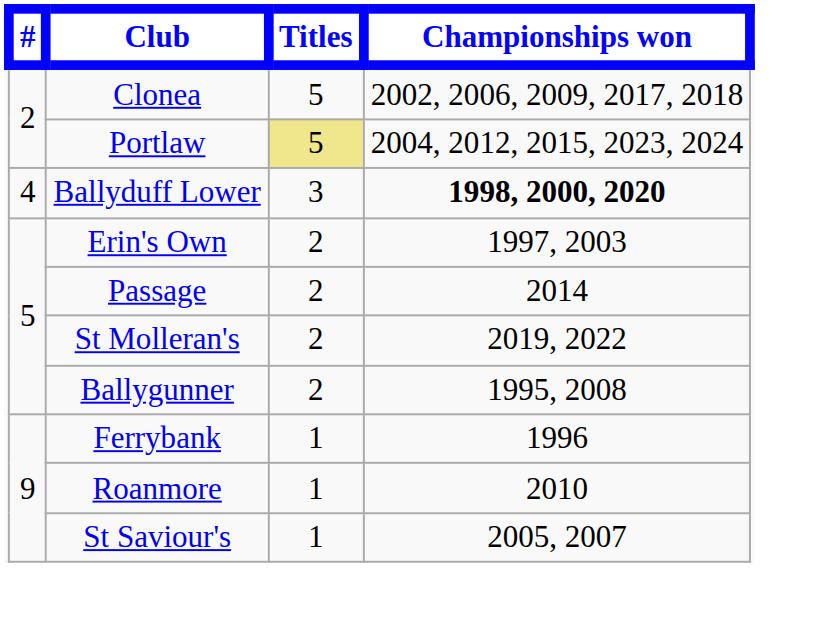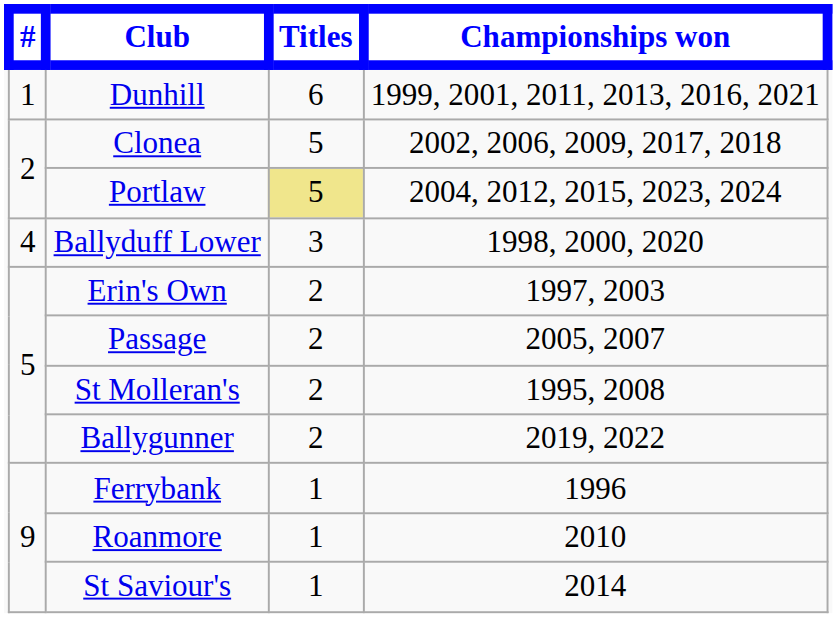+ row: (157, 93)
(557, 192) bold -> (595, 241) normal
(557, 290) 2014 -> (595, 339) 2005, 2007
(557, 339) 2019, 2022 -> (595, 389) 1995, 2008
(557, 389) 1995, 2008 -> (595, 438) 2019, 2022
(557, 536) 2005, 2007 -> (595, 586) 2014
